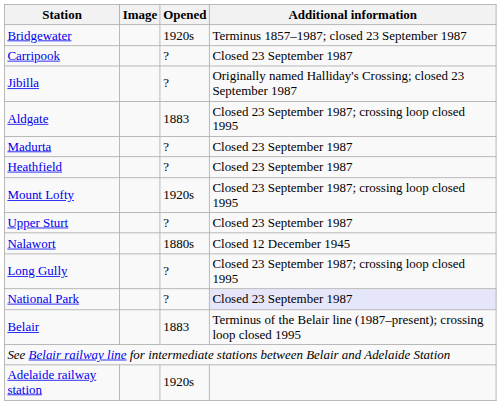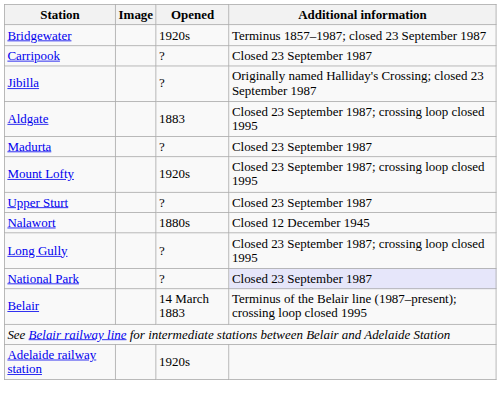- row: (35, 167)
(176, 327) 1883 -> (184, 306) 14 March 1883
